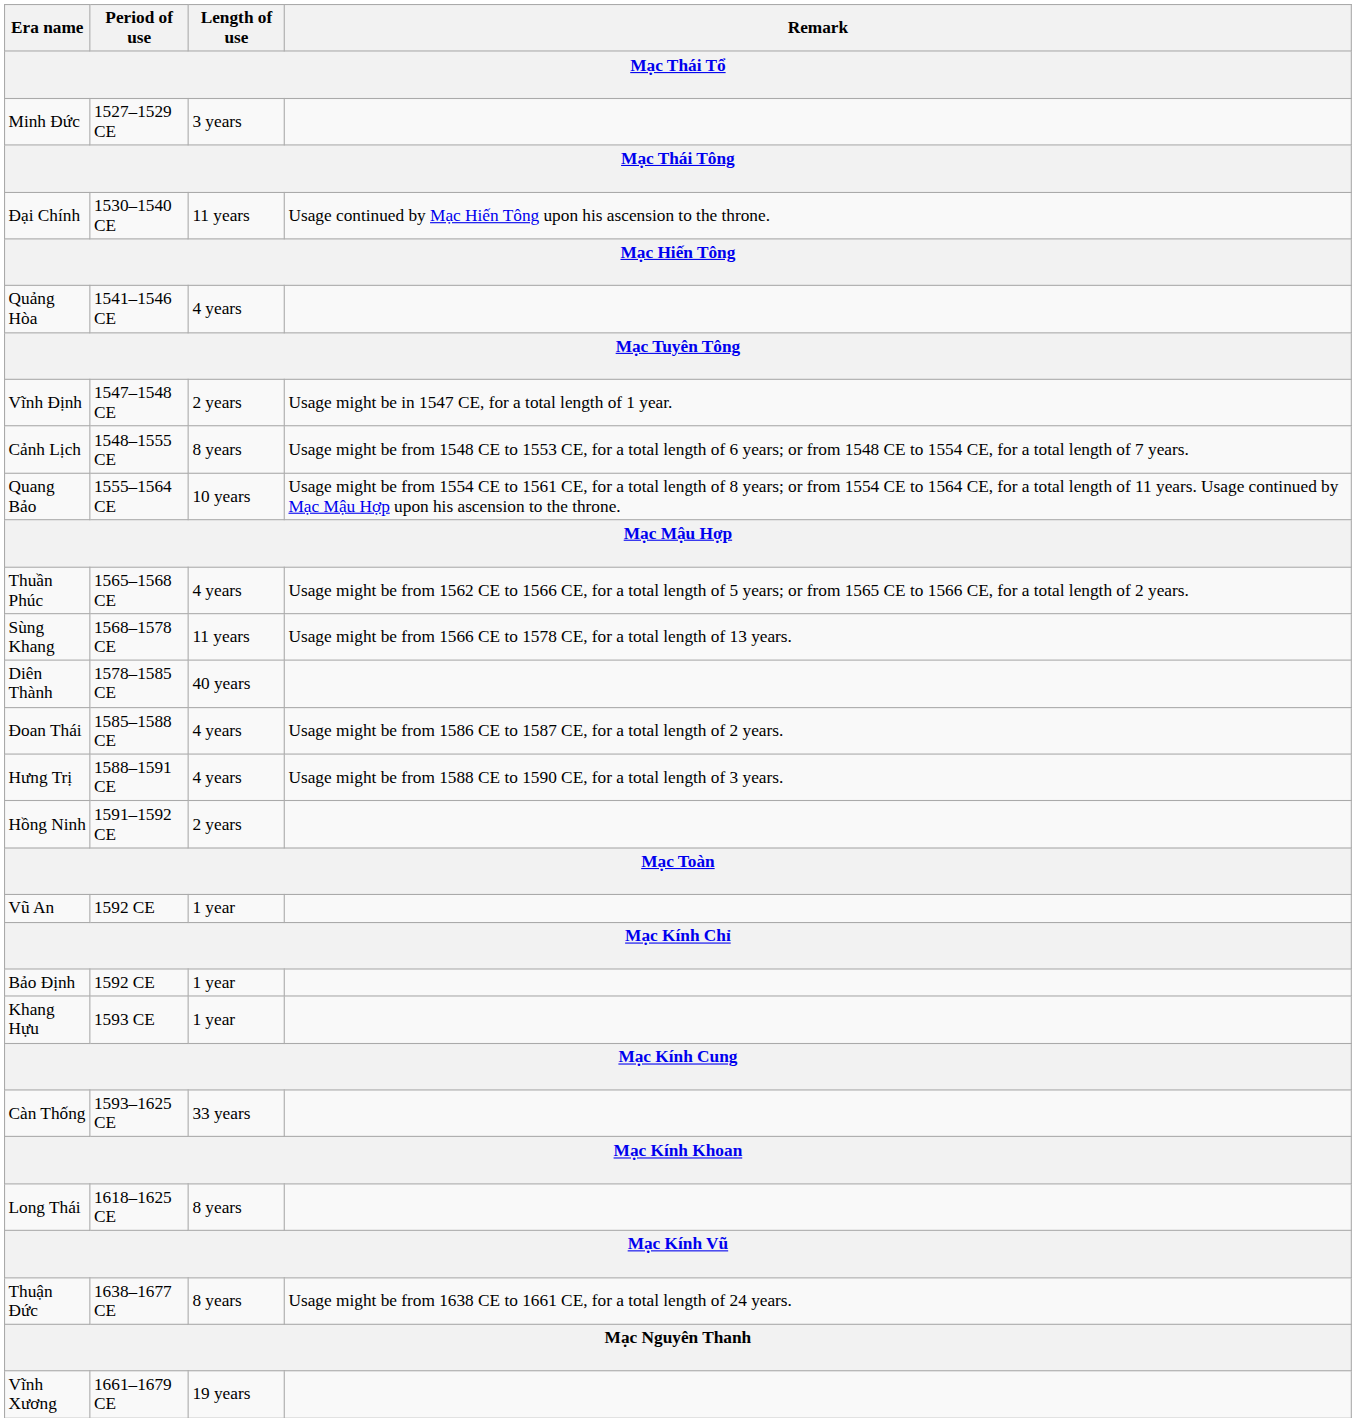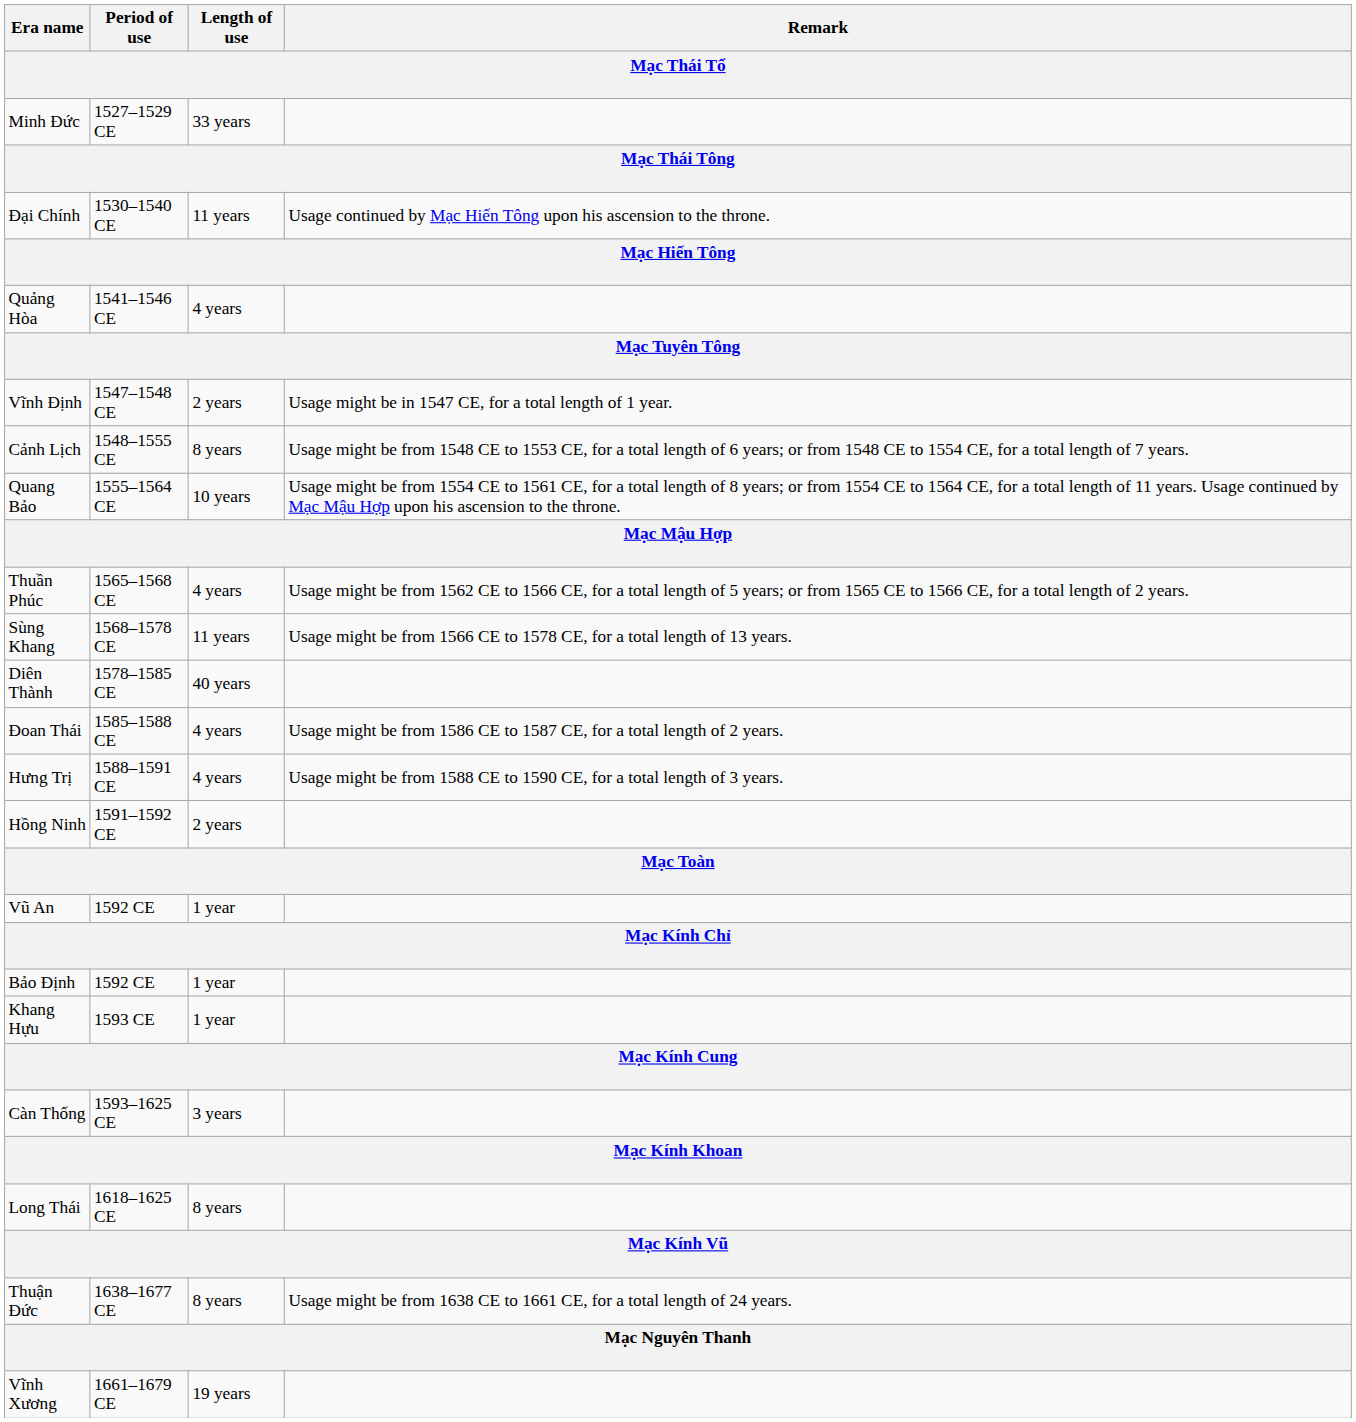(217, 121) 3 years -> (221, 121) 33 years
(221, 1113) 33 years -> (217, 1113) 3 years
